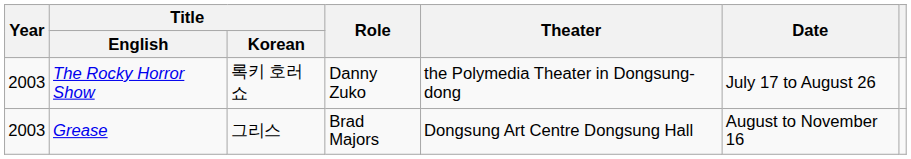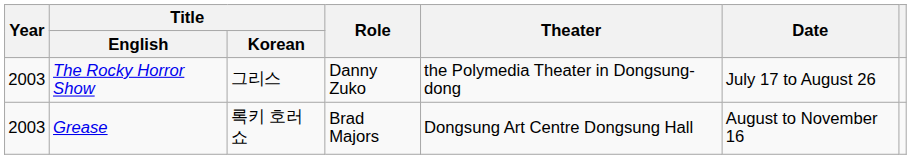(267, 82) 록키 호러 쇼 -> (256, 79) 그리스
(256, 130) 그리스 -> (267, 127) 록키 호러 쇼
